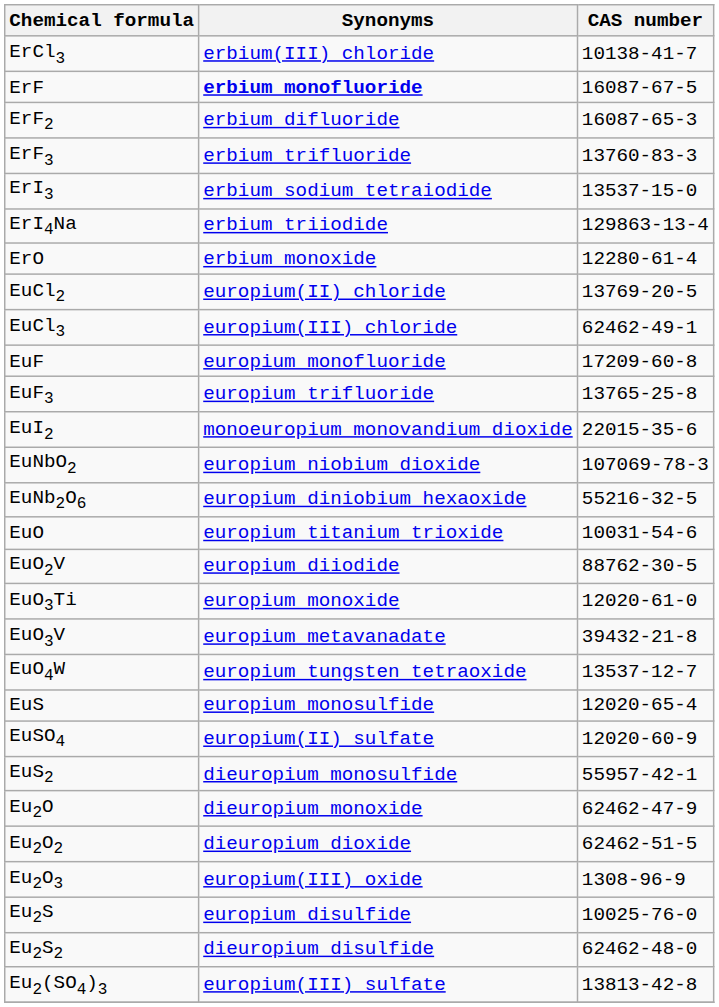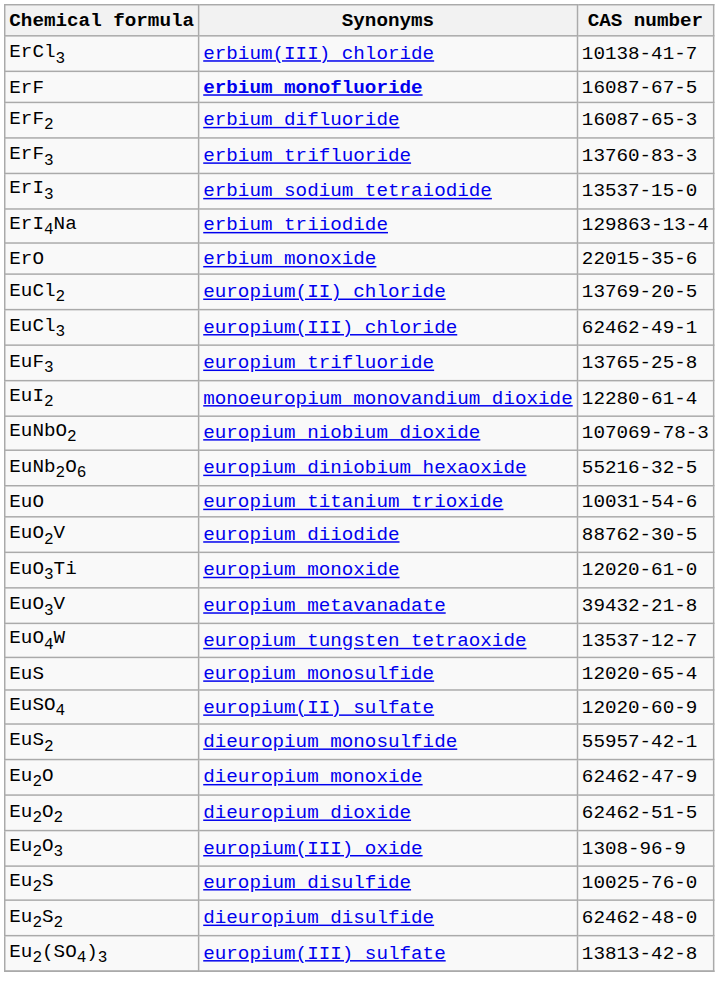(640, 259) 12280-61-4 -> (640, 259) 22015-35-6
- row: (27, 361)
(640, 429) 22015-35-6 -> (640, 398) 12280-61-4
